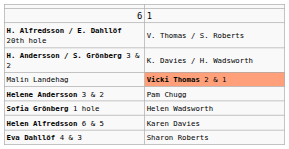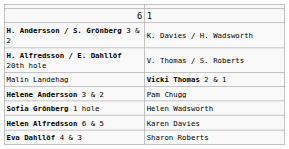rows swapped: (64, 36) <-> (73, 61)
(187, 80) lightsalmon background -> (187, 80) no background
